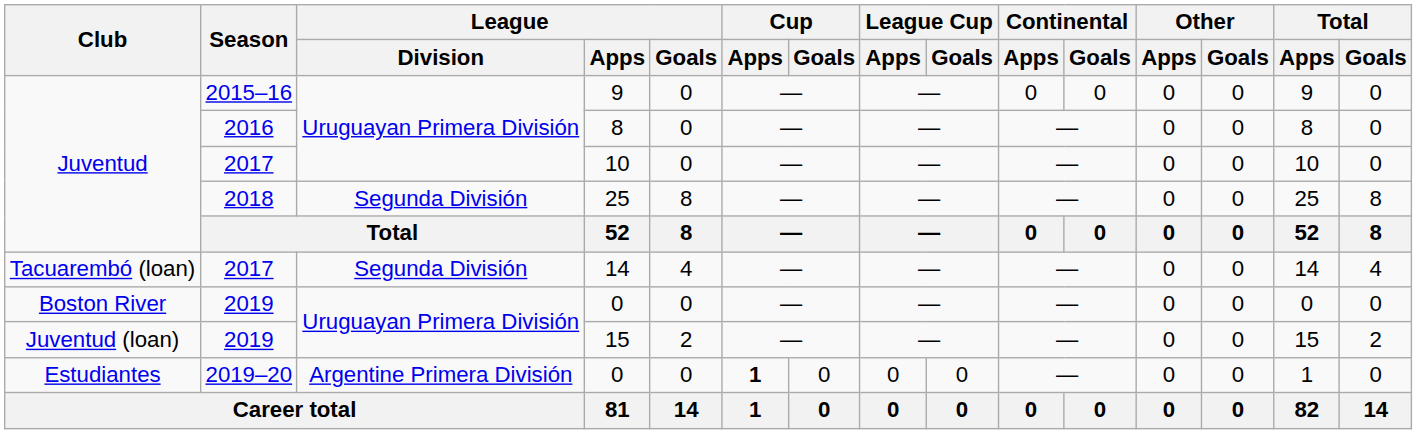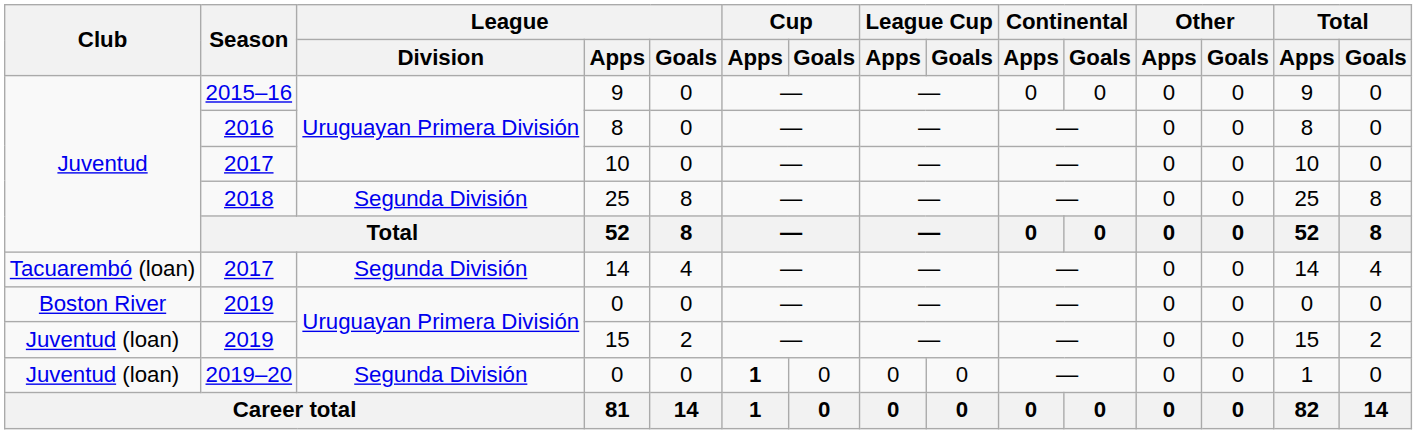(103, 374) Estudiantes -> (103, 374) Juventud (loan)
(441, 374) Argentine Primera División -> (441, 374) Segunda División
